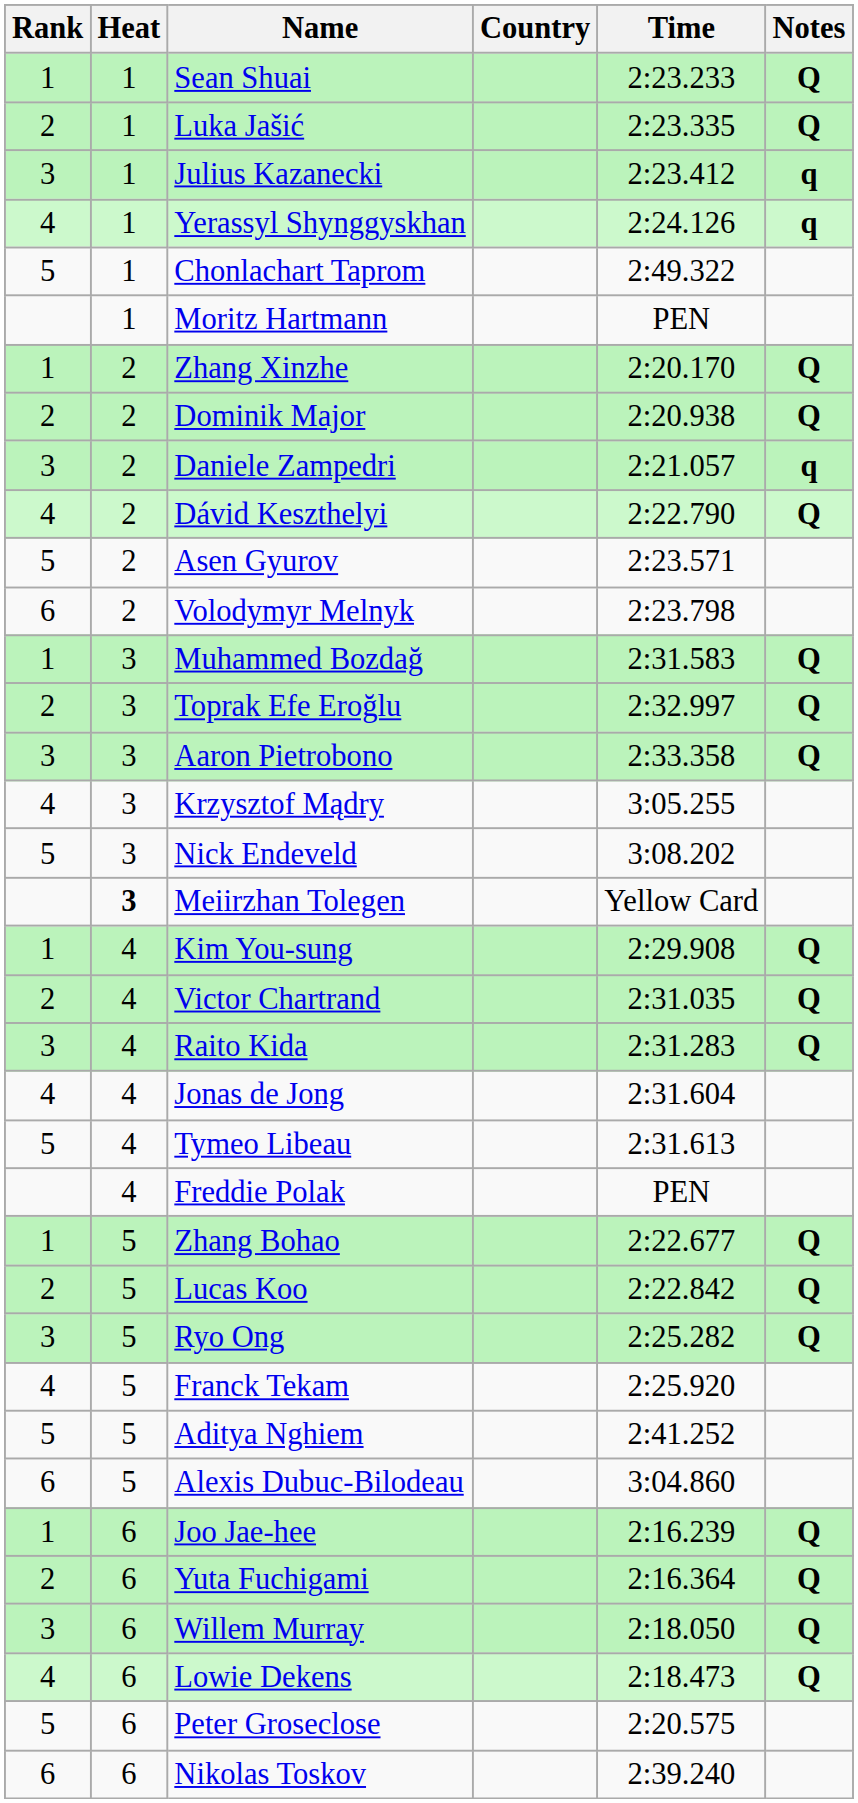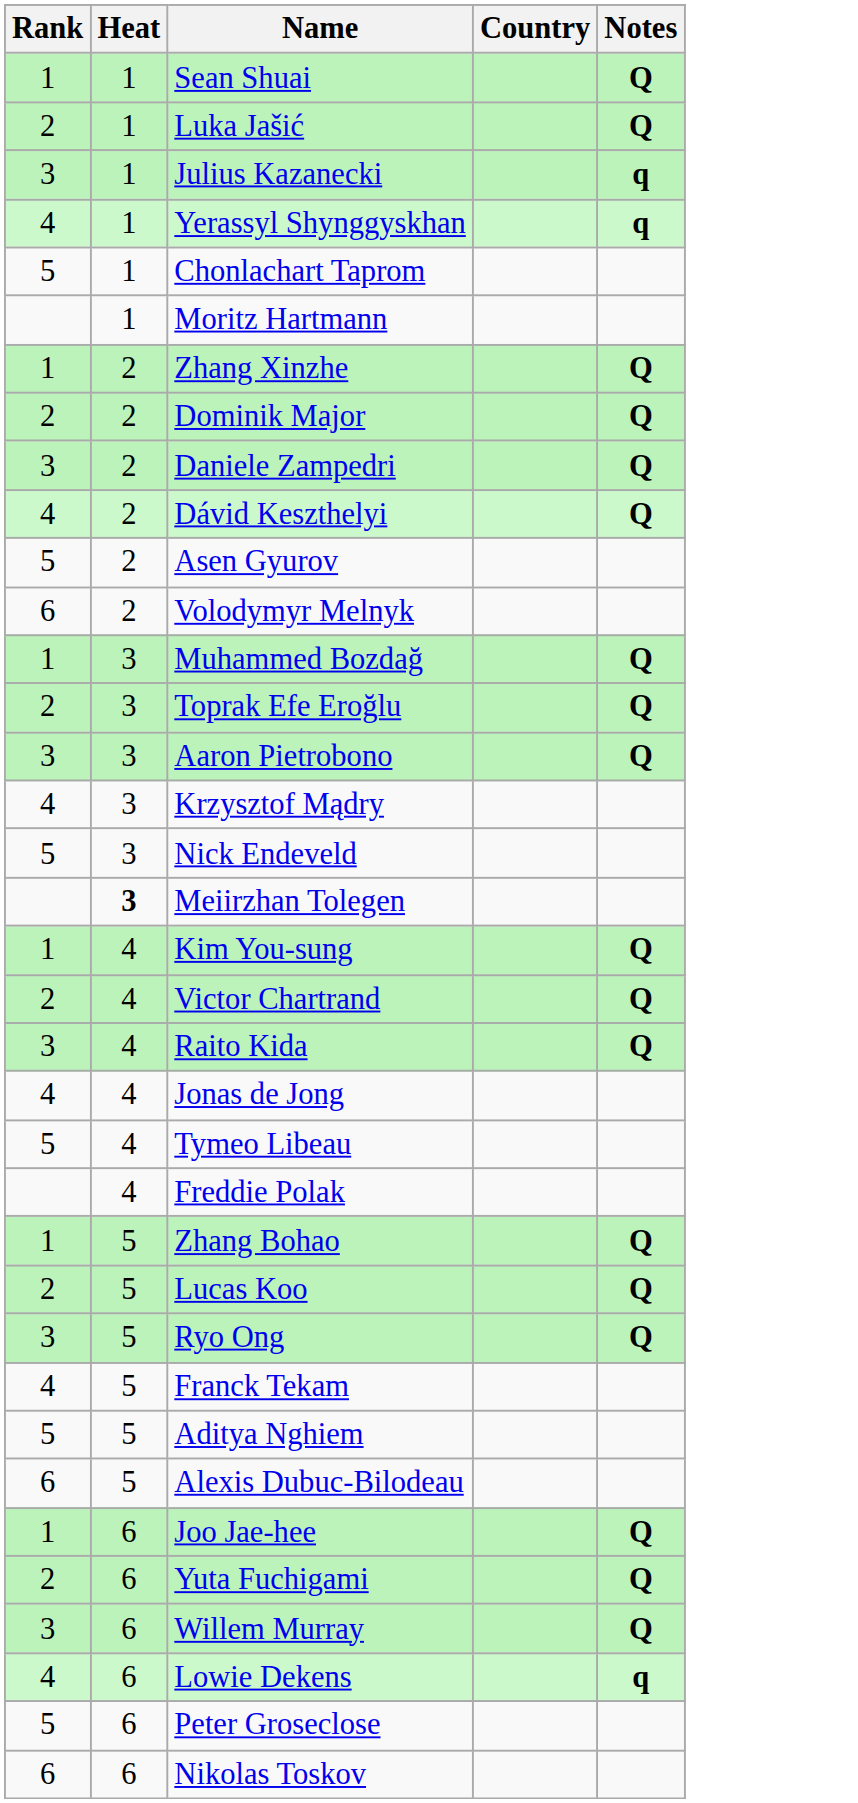- column: (681, 28)
(809, 464) q -> (641, 464) Q
(809, 1676) Q -> (641, 1676) q
